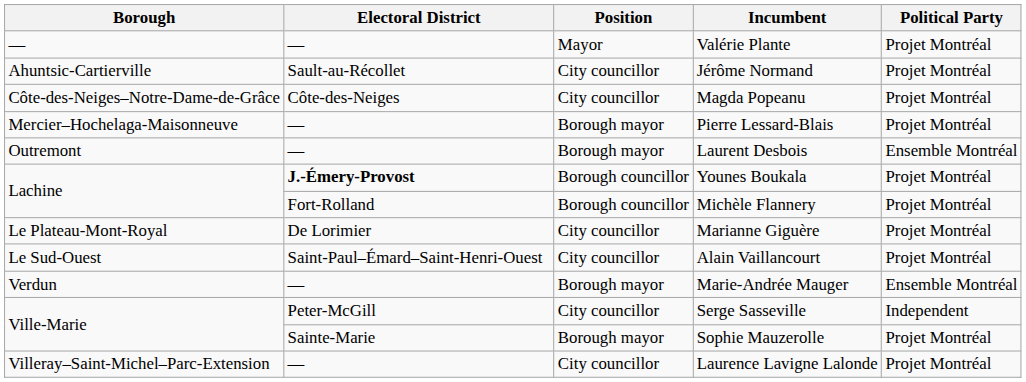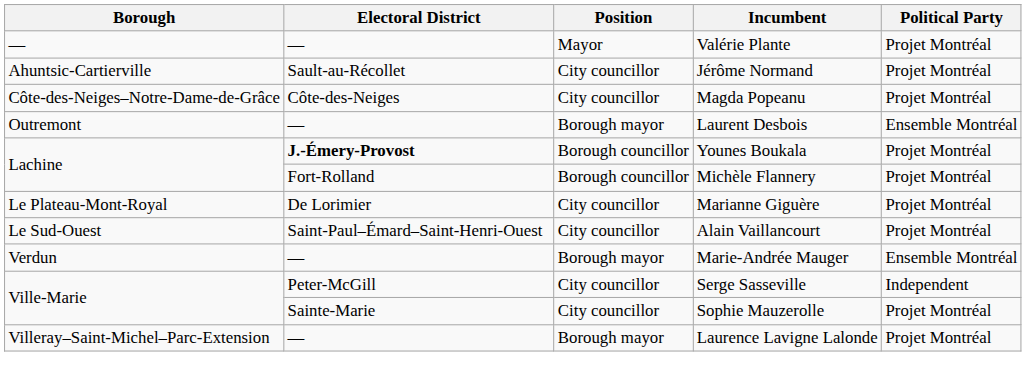- row: (765, 124)
(611, 337) Borough mayor -> (608, 310) City councillor
(608, 364) City councillor -> (611, 337) Borough mayor
